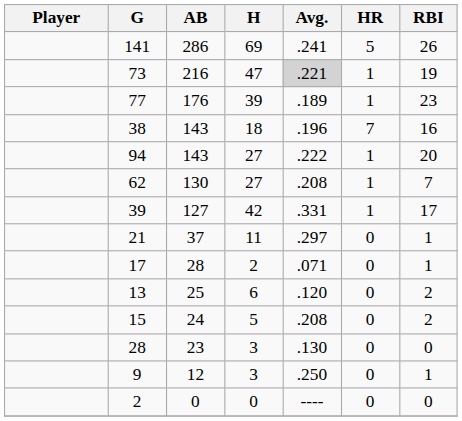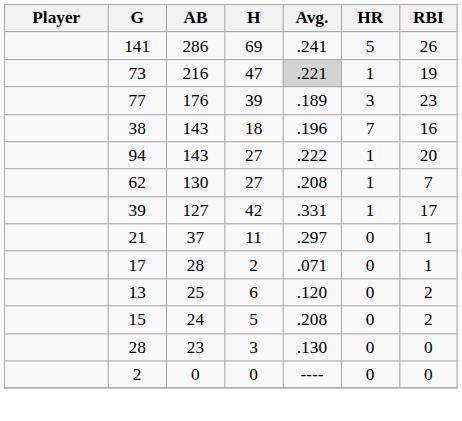(370, 100) 1 -> (370, 100) 3
- row: (137, 374)
